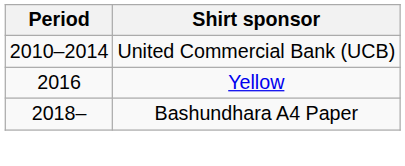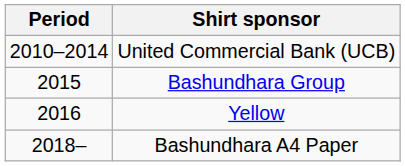+ row: (256, 82)
